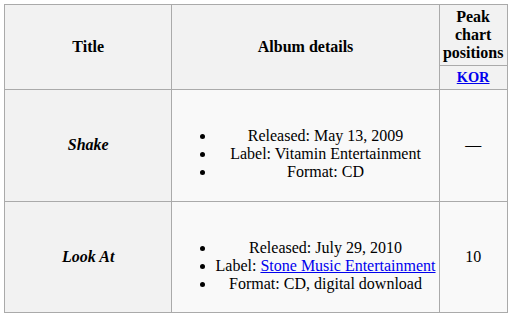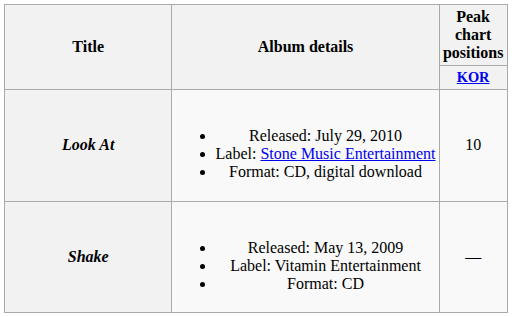rows swapped: (88, 145) <-> (88, 256)
